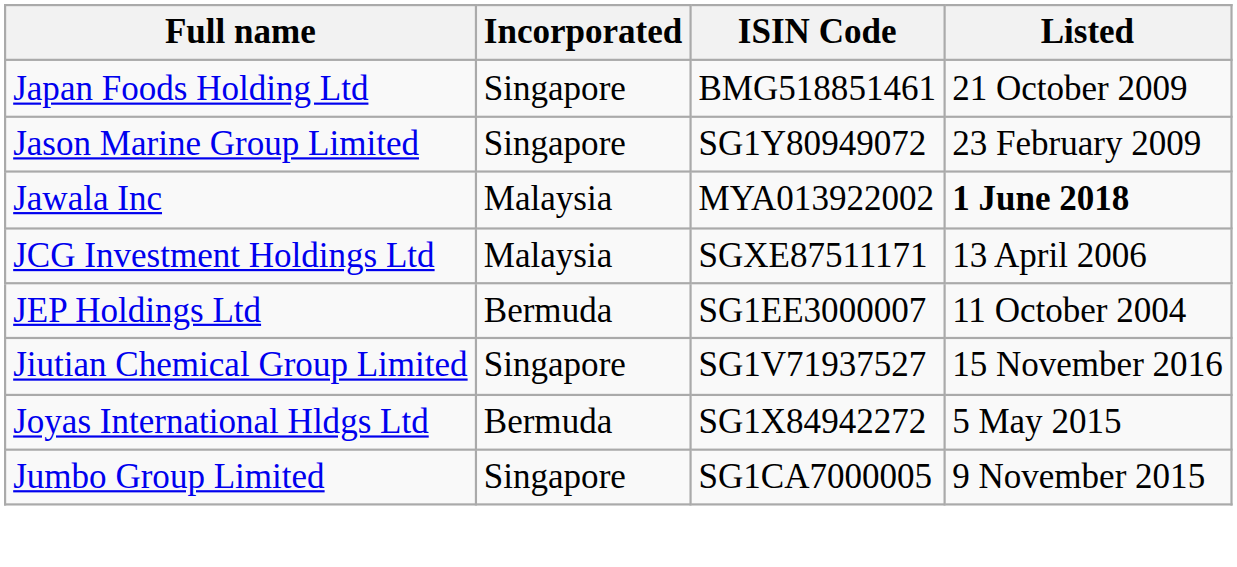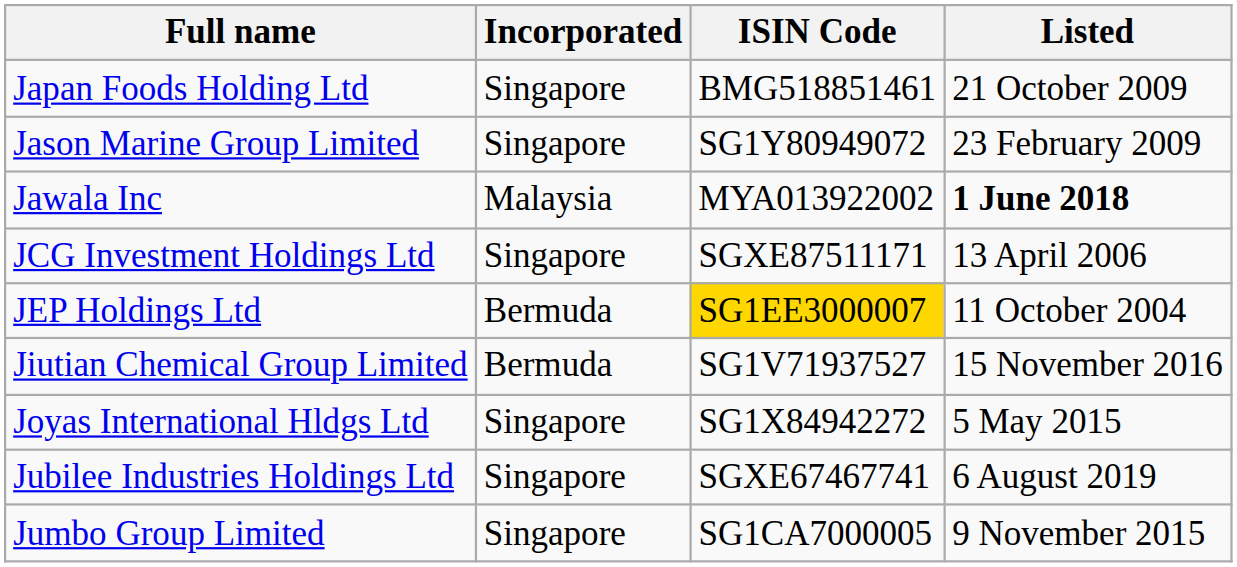(548, 254) Malaysia -> (555, 254) Singapore
(812, 310) no background -> (812, 310) gold background
(555, 365) Singapore -> (548, 365) Bermuda
(548, 421) Bermuda -> (555, 421) Singapore
+ row: (234, 476)
